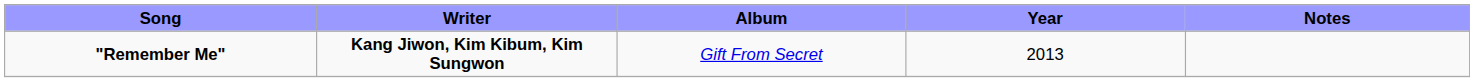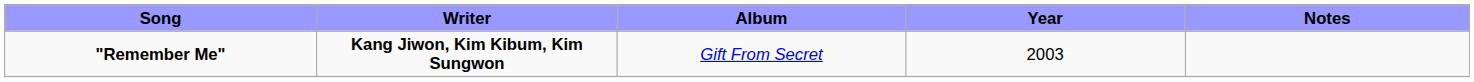(1045, 53) 2013 -> (1045, 53) 2003
